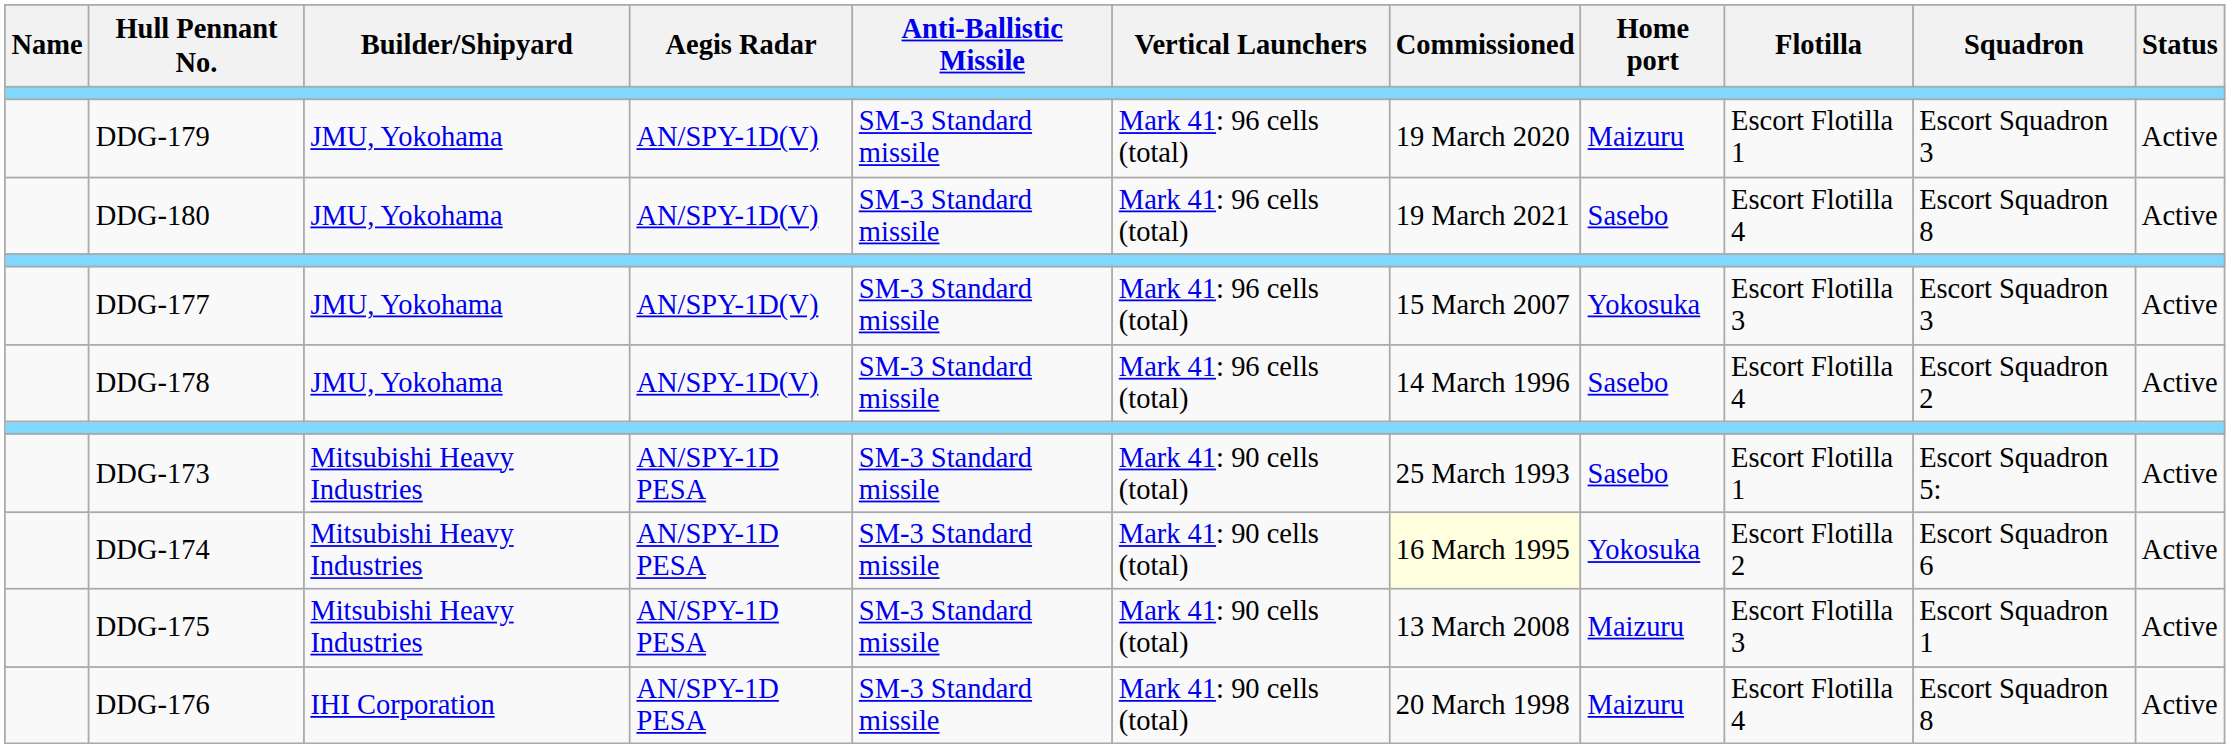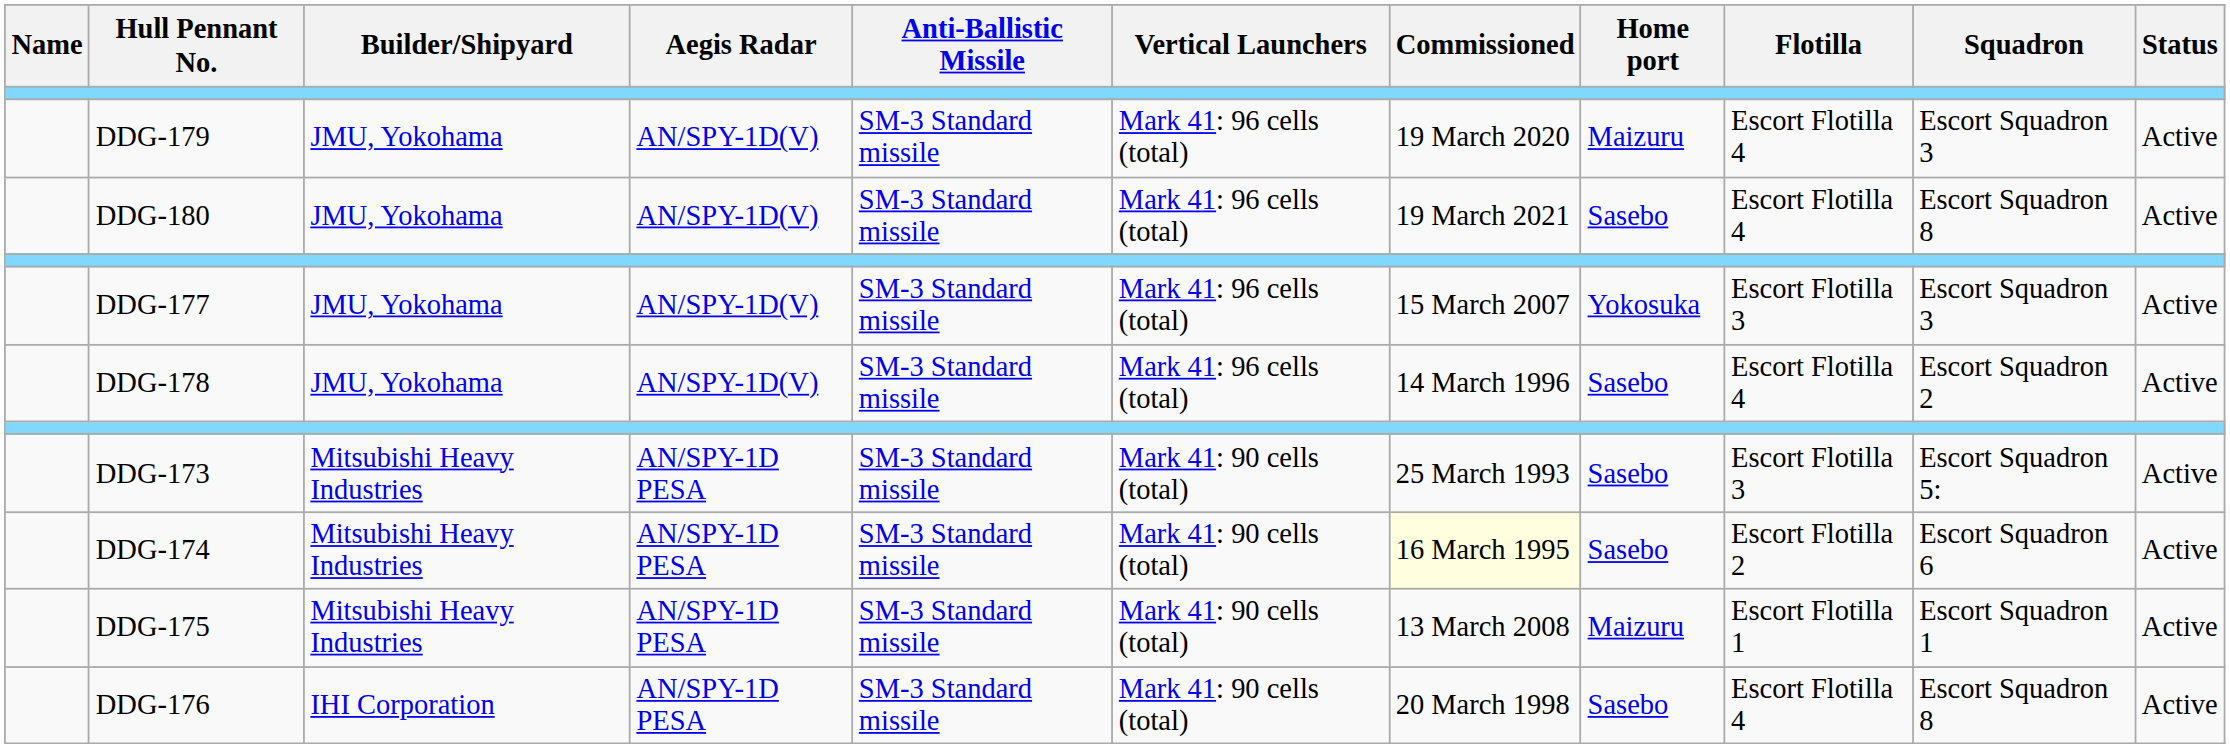(1812, 137) Escort Flotilla 1 -> (1812, 137) Escort Flotilla 4
(1812, 472) Escort Flotilla 1 -> (1812, 472) Escort Flotilla 3
(1644, 550) Yokosuka -> (1628, 550) Sasebo
(1812, 627) Escort Flotilla 3 -> (1812, 627) Escort Flotilla 1
(1636, 704) Maizuru -> (1628, 704) Sasebo
